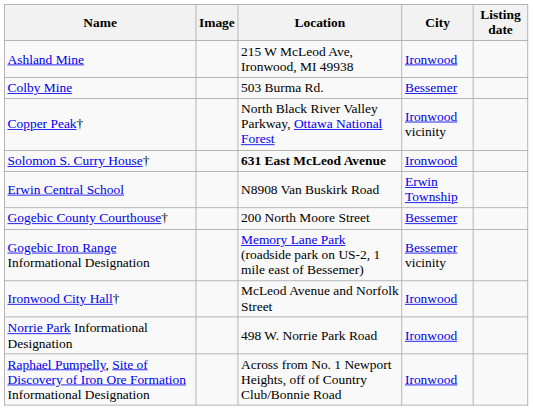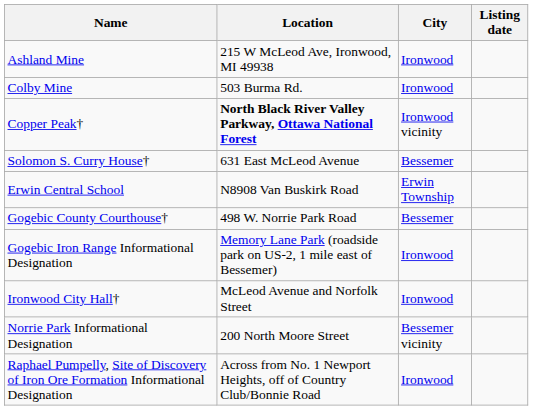- column: (217, 22)
(431, 88) Bessemer -> (427, 88) Ironwood
(312, 124) normal -> (297, 124) bold
(313, 160) bold -> (290, 160) normal
(431, 160) Ironwood -> (427, 160) Bessemer
(305, 218) 200 North Moore Street -> (288, 218) 498 W. Norrie Park Road
(431, 255) Bessemer vicinity -> (427, 255) Ironwood
(309, 335) 498 W. Norrie Park Road -> (285, 335) 200 North Moore Street
(431, 335) Ironwood -> (427, 335) Bessemer vicinity
